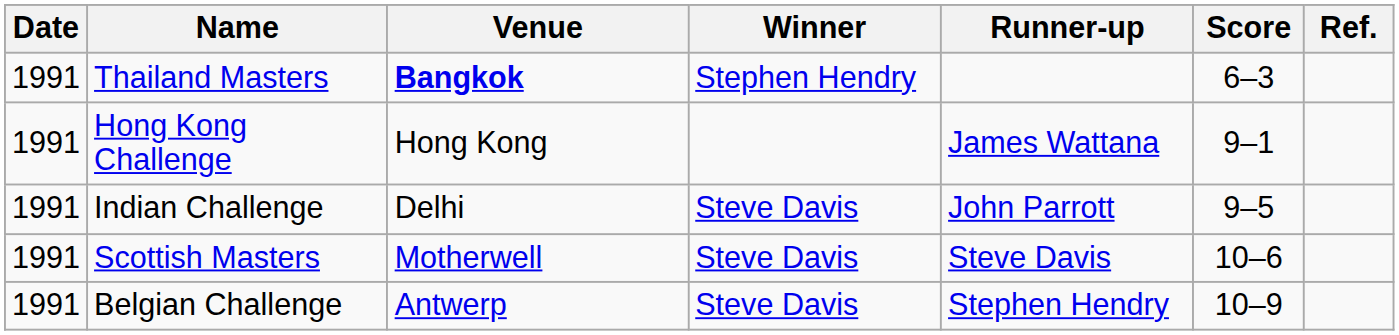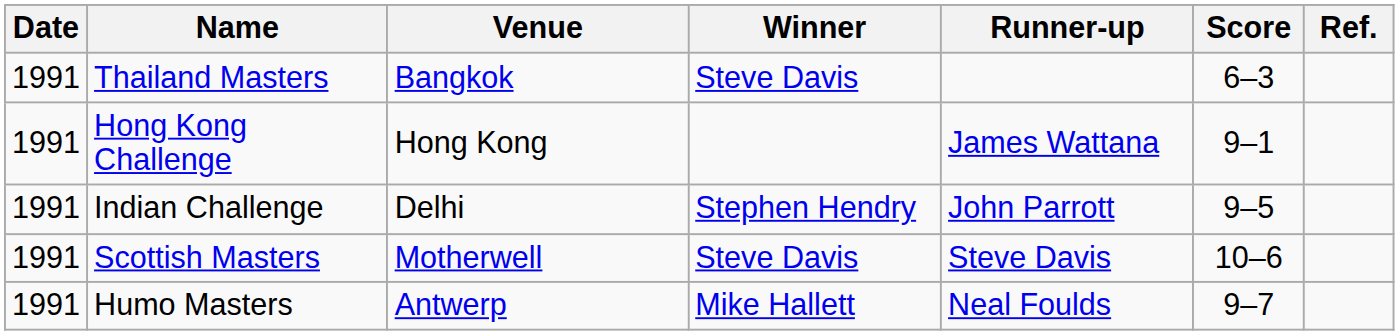(459, 77) bold -> (454, 77) normal
(806, 77) Stephen Hendry -> (777, 77) Steve Davis
(777, 208) Steve Davis -> (806, 208) Stephen Hendry
+ row: (193, 305)
- row: (218, 305)
